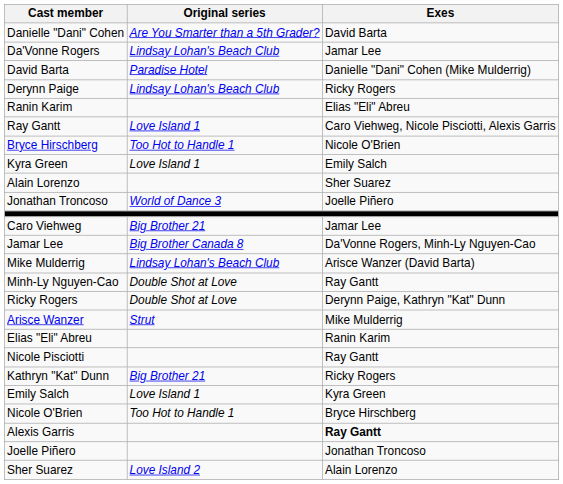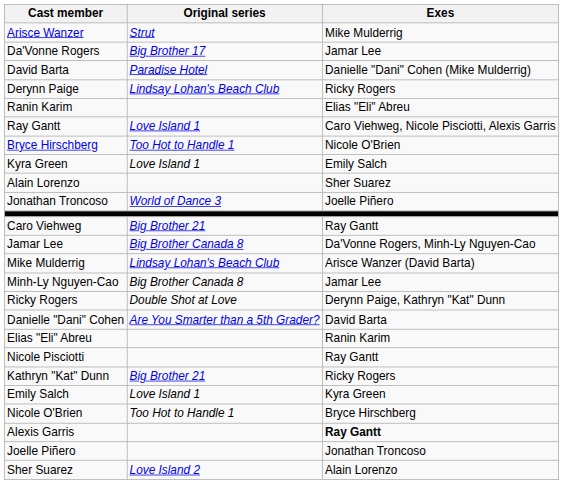rows swapped: (45, 319) <-> (66, 32)
(204, 51) Lindsay Lohan's Beach Club -> (167, 51) Big Brother 17
(353, 225) Jamar Lee -> (352, 225) Ray Gantt
(183, 282) Double Shot at Love -> (187, 282) Big Brother Canada 8
(352, 282) Ray Gantt -> (353, 282) Jamar Lee
